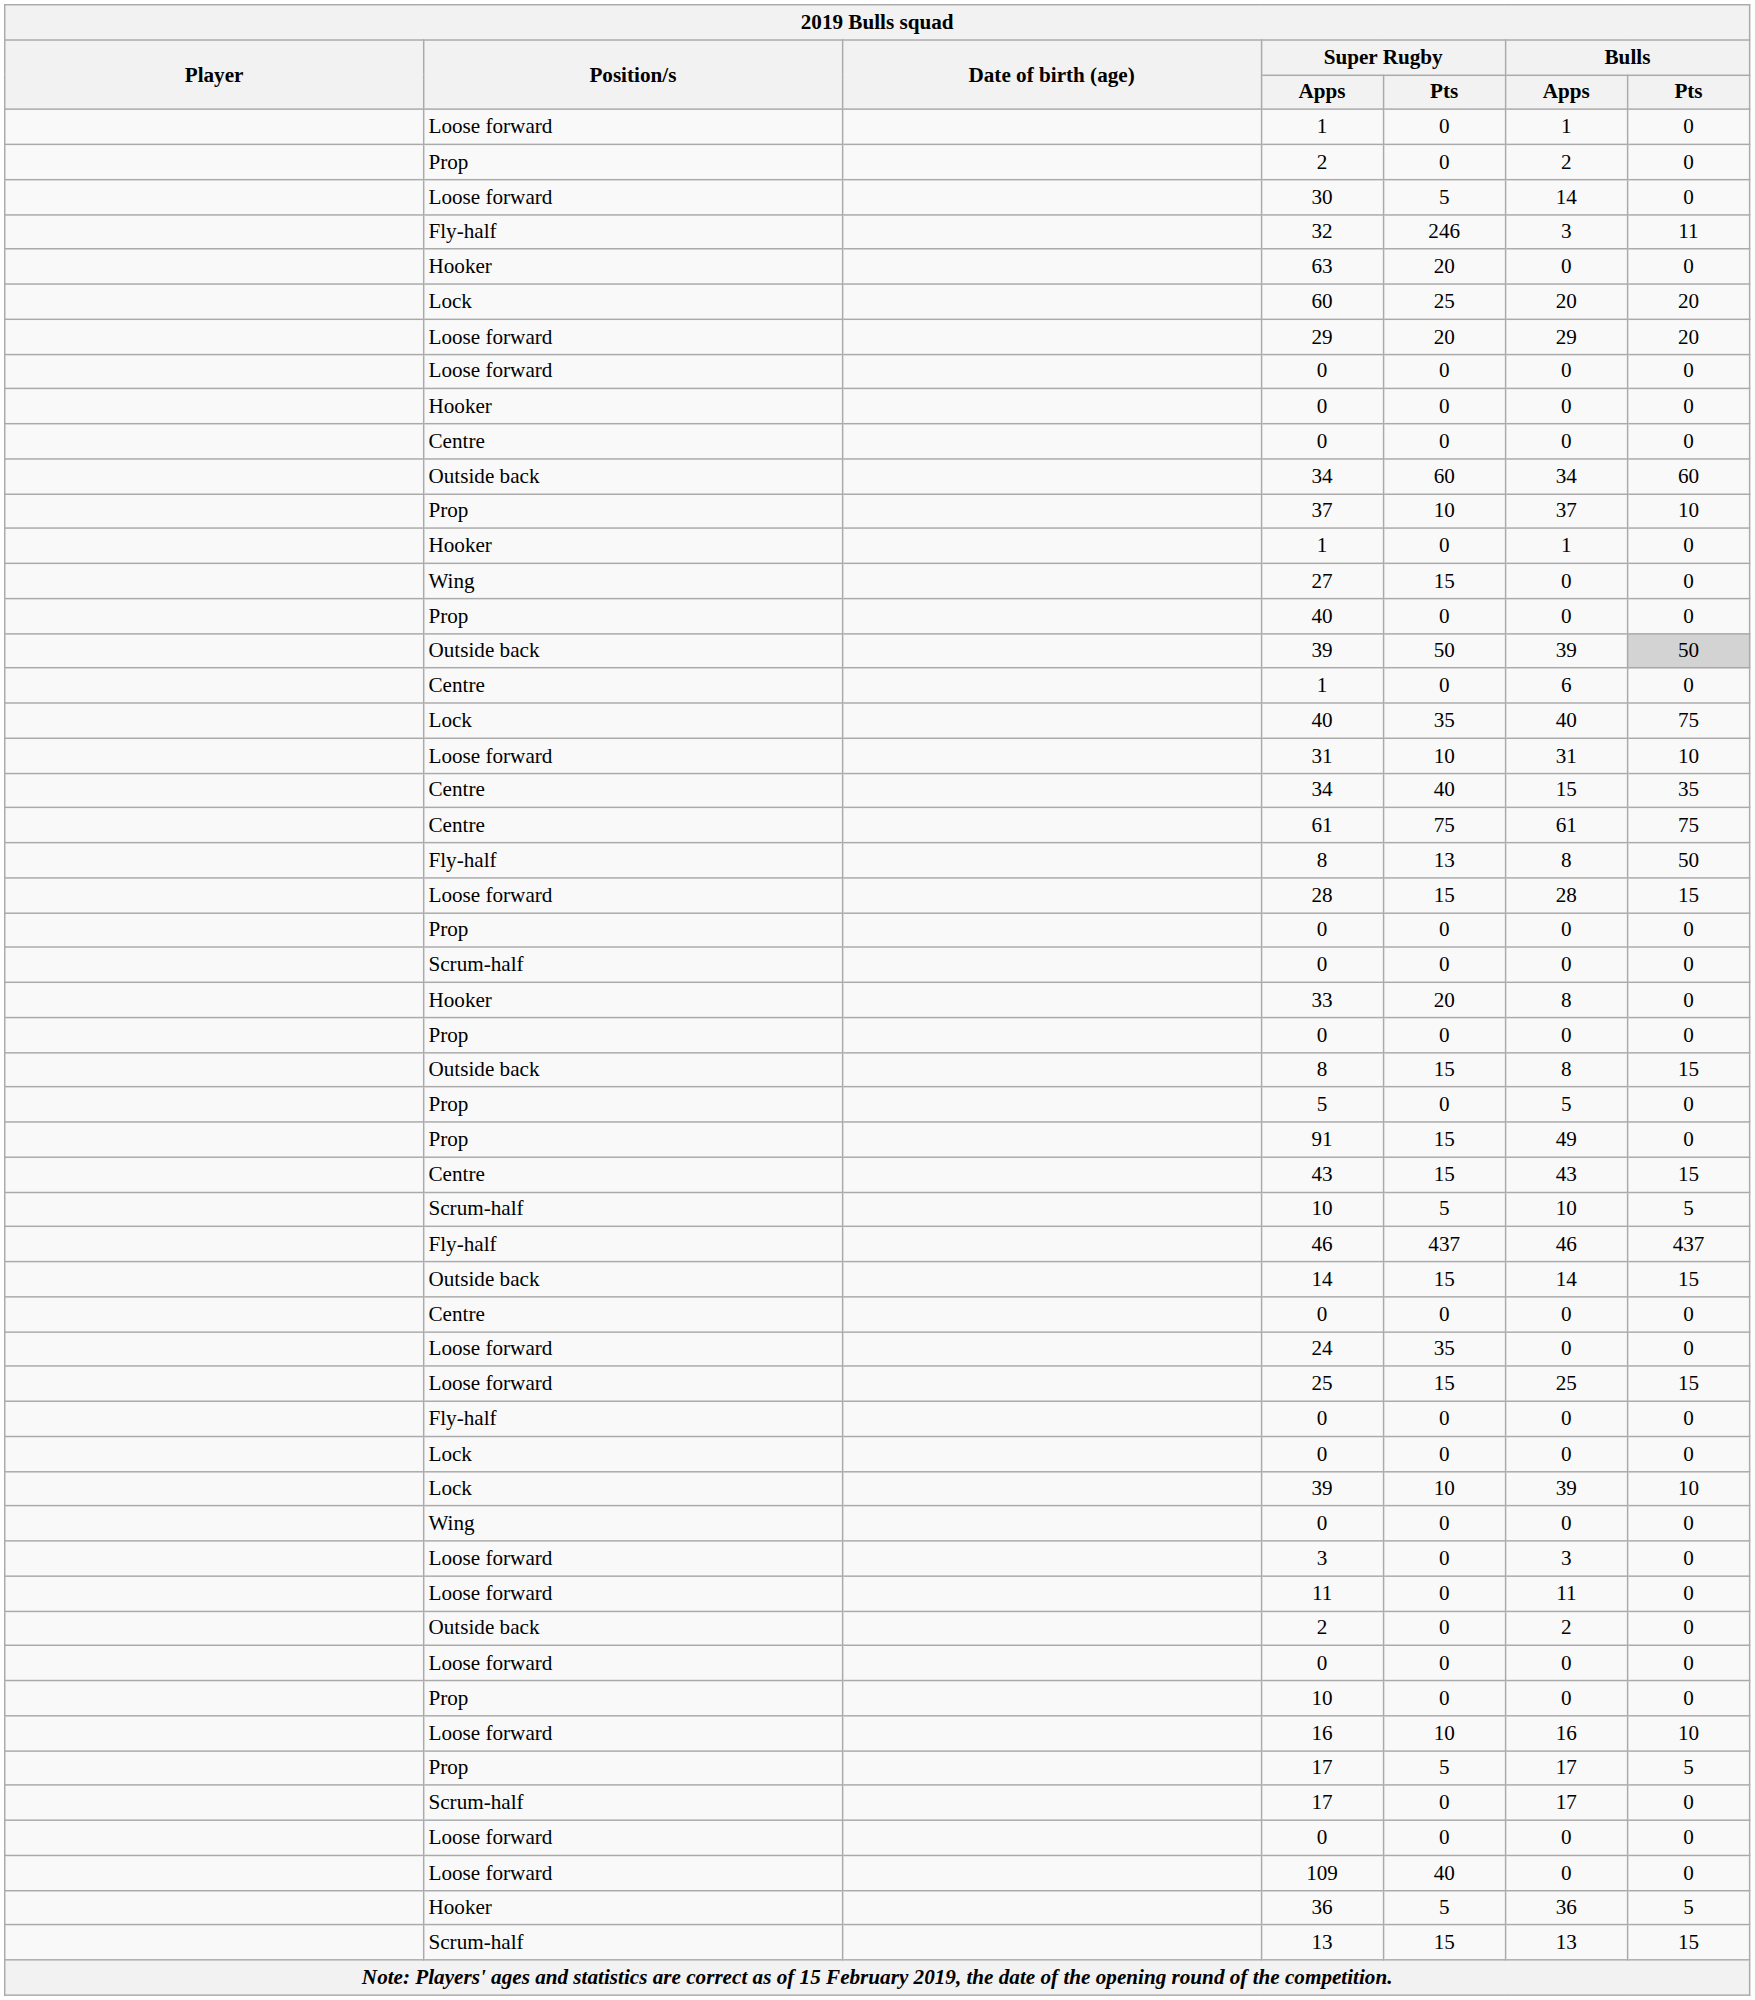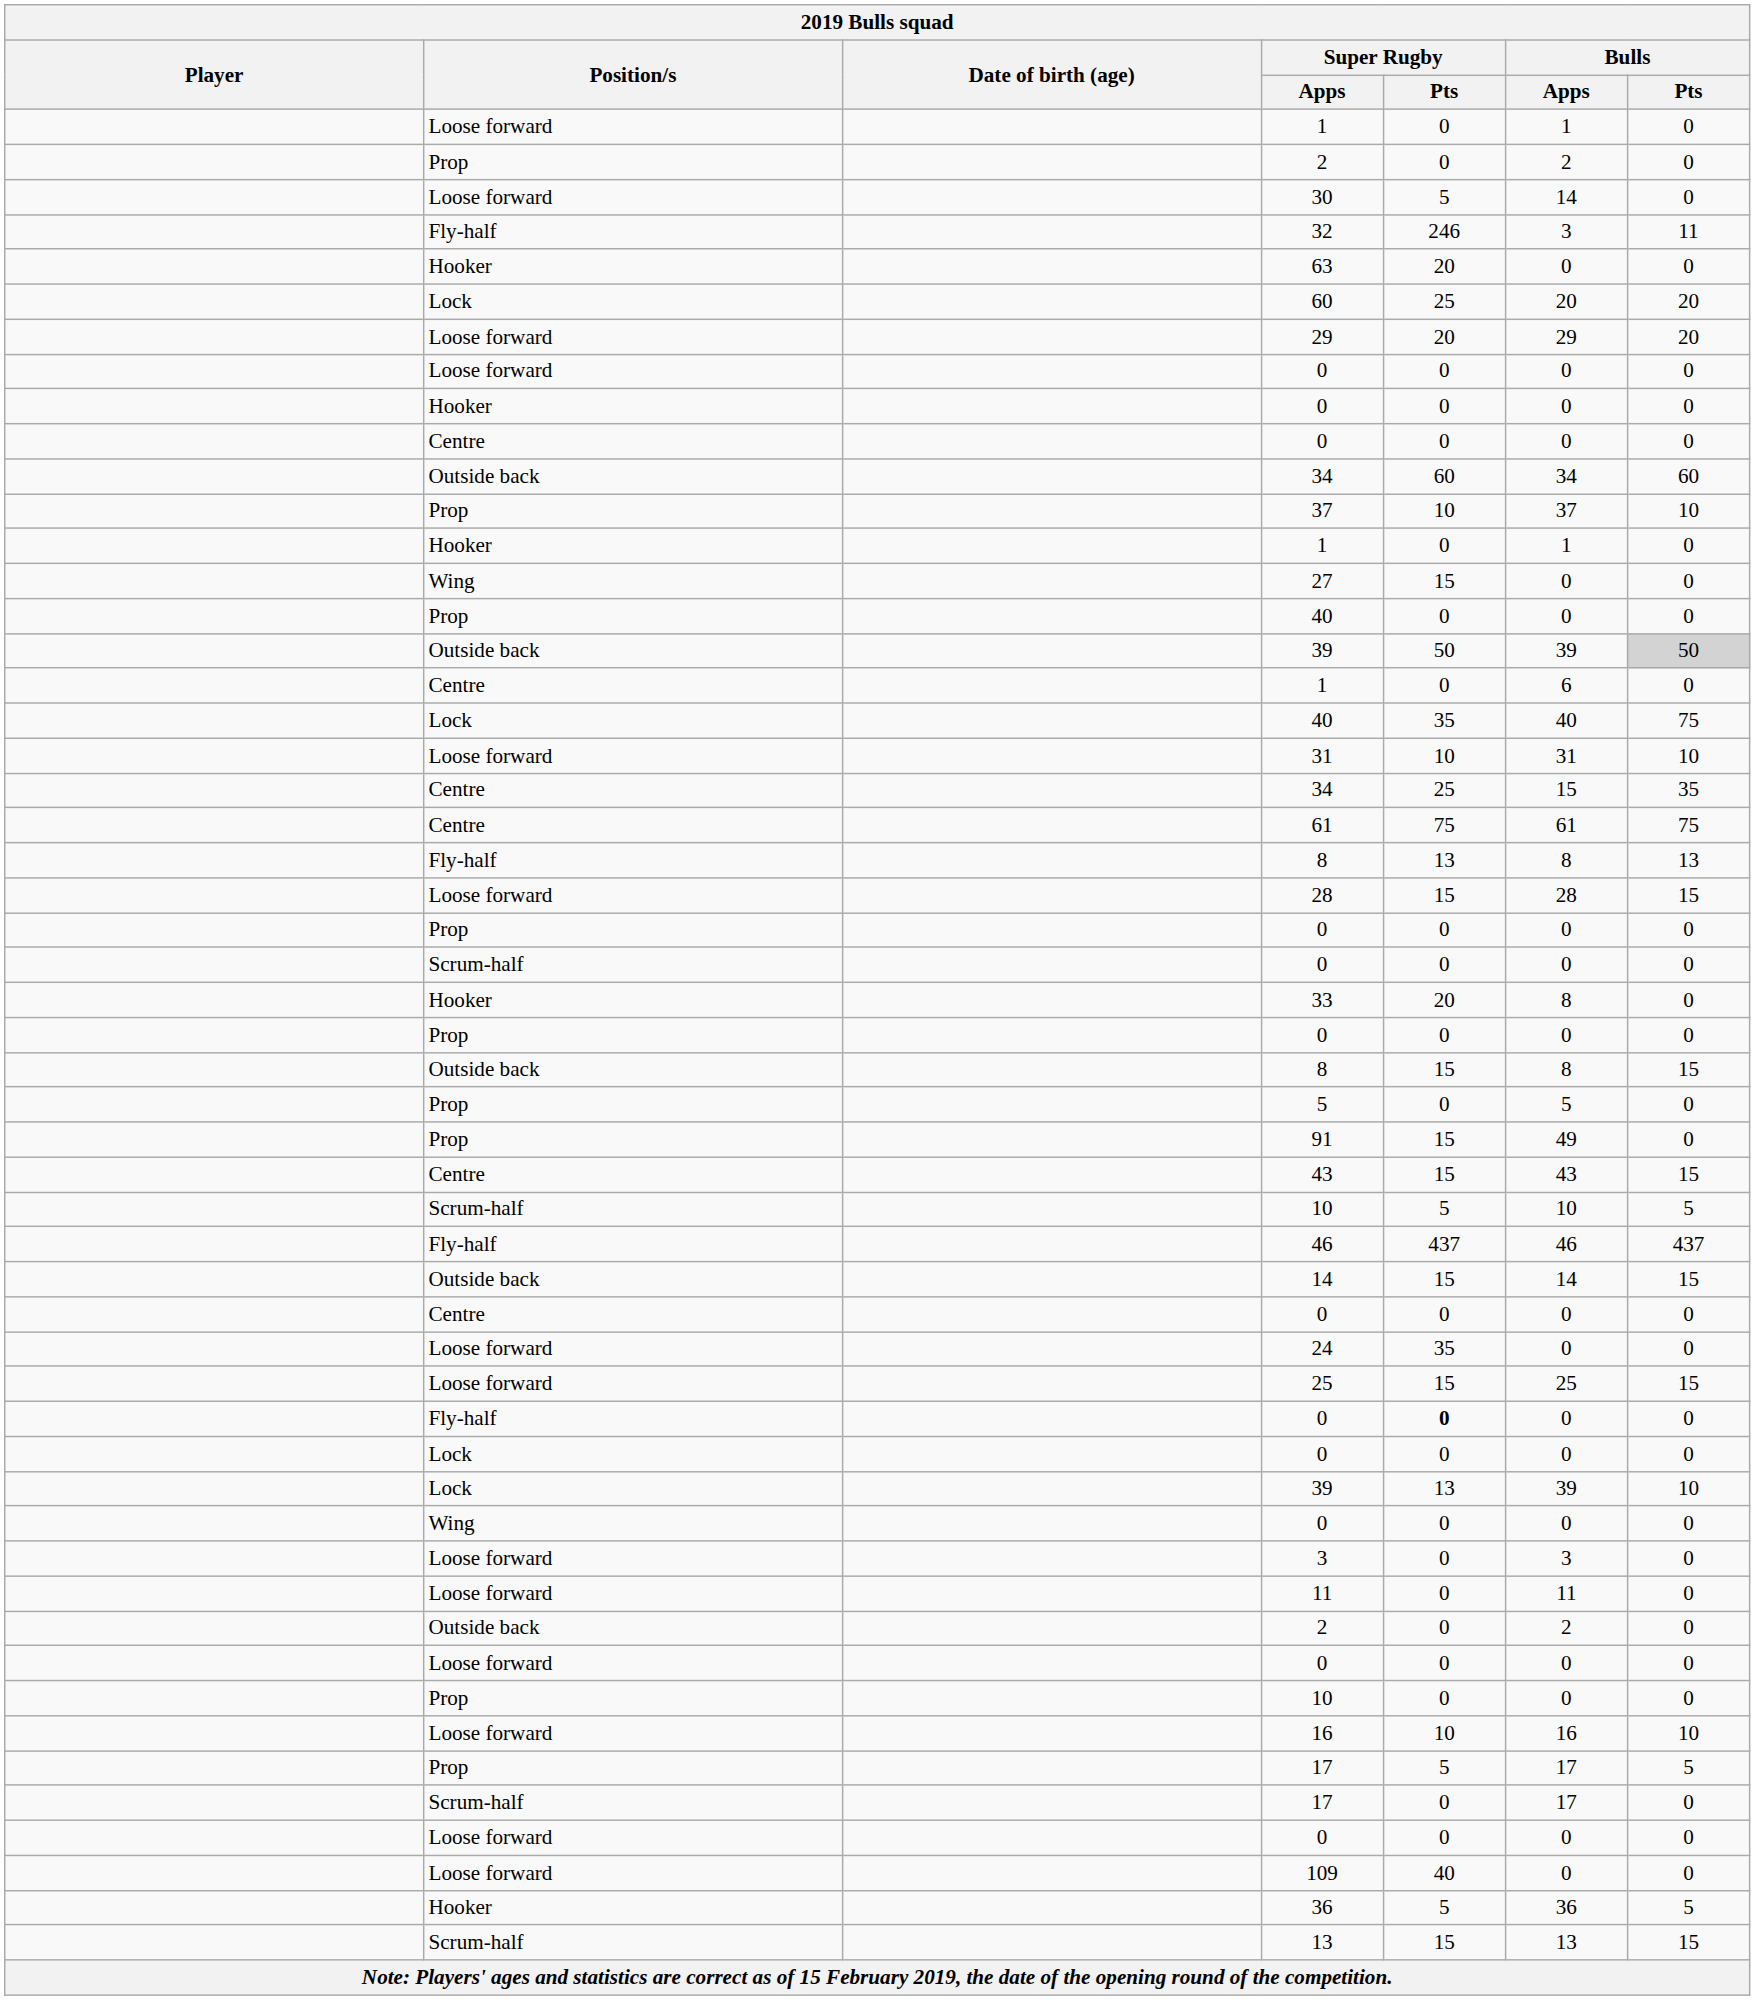(1444, 790) 40 -> (1444, 790) 25
(1689, 860) 50 -> (1689, 860) 13
(1444, 1418) normal -> (1444, 1418) bold
(1444, 1488) 10 -> (1444, 1488) 13
